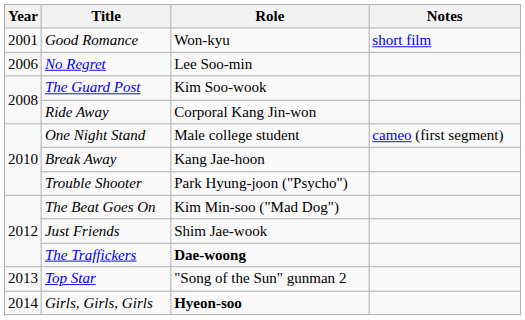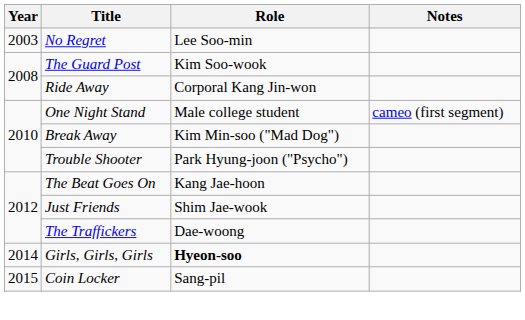- row: (92, 40)
(23, 64) 2006 -> (23, 40) 2003
(219, 159) Kang Jae-hoon -> (257, 135) Kim Min-soo ("Mad Dog")
(257, 207) Kim Min-soo ("Mad Dog") -> (219, 183) Kang Jae-hoon
(210, 254) bold -> (209, 231) normal
- row: (70, 278)
+ row: (82, 278)
